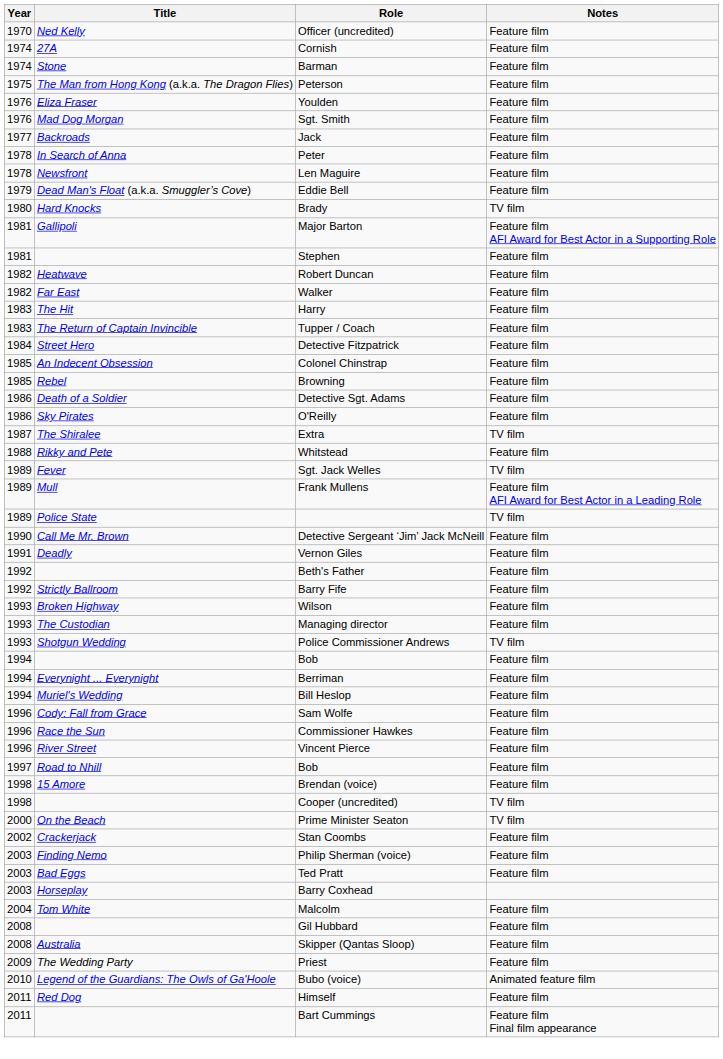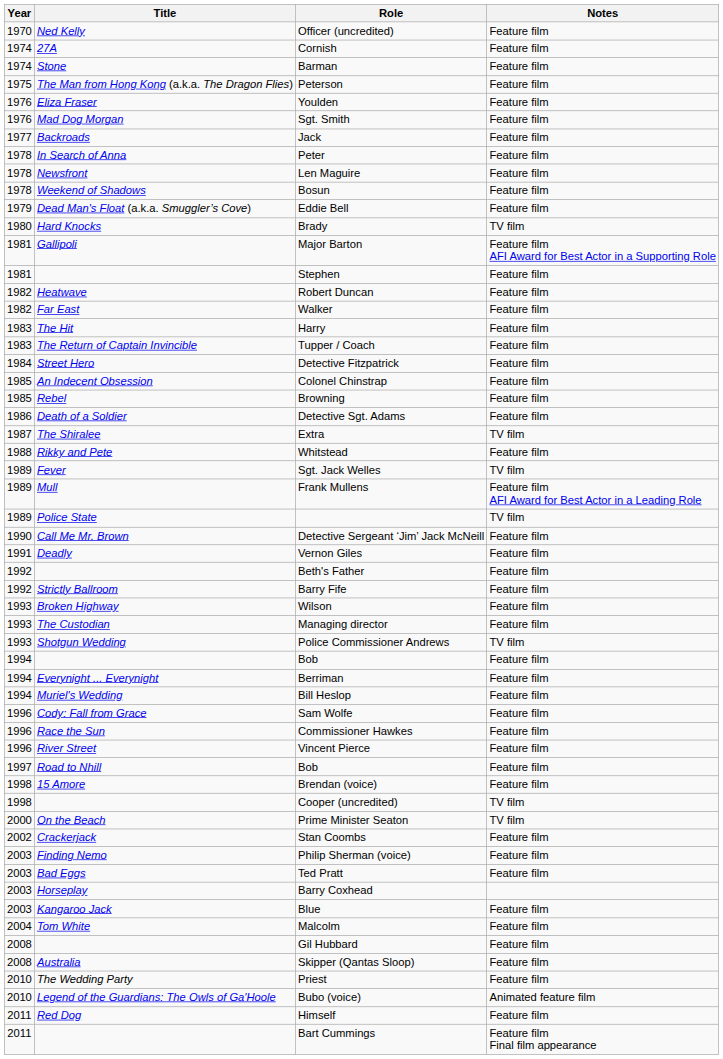+ row: (91, 191)
- row: (65, 416)
+ row: (74, 908)
(19, 962) 2009 -> (19, 979) 2010
